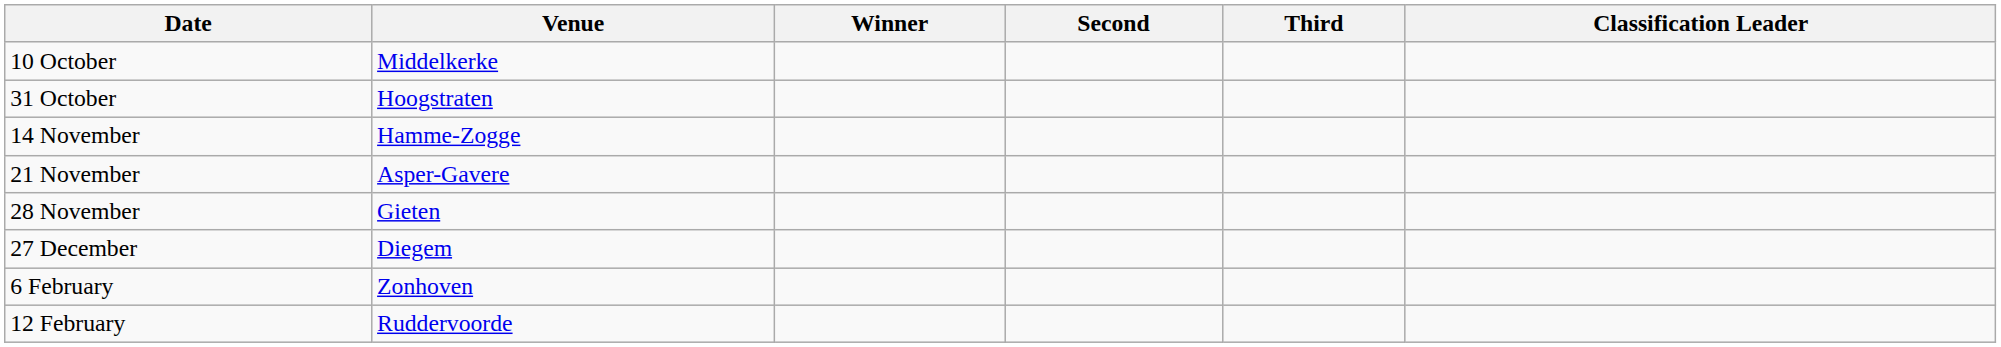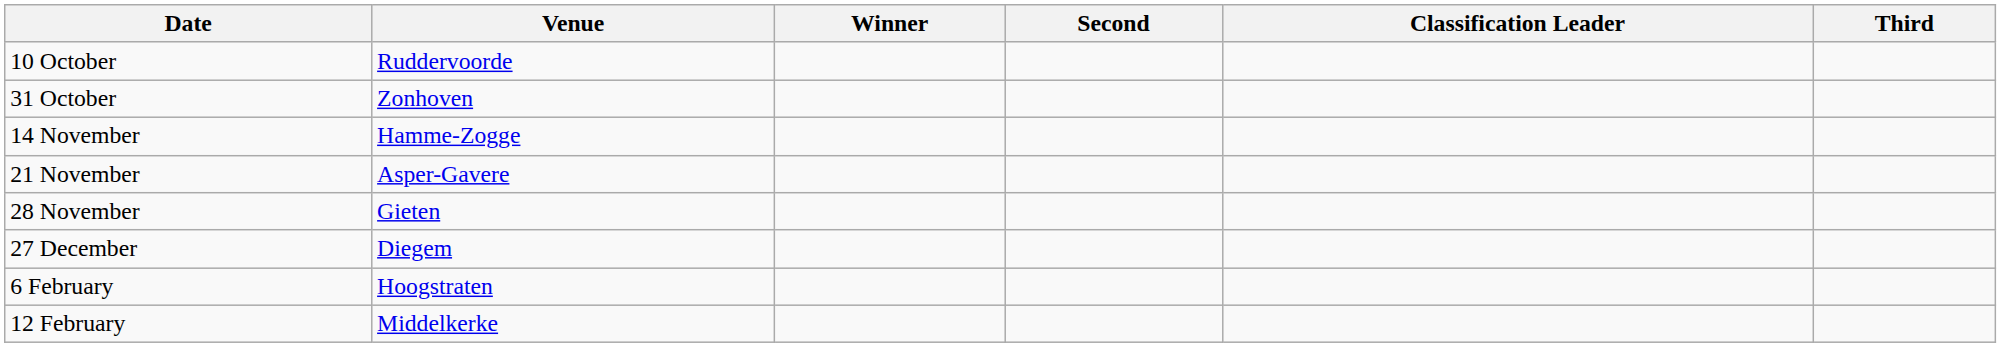columns swapped: (1314, 23) <-> (1701, 23)
(438, 60) Middelkerke -> (445, 60) Ruddervoorde
(435, 98) Hoogstraten -> (425, 98) Zonhoven
(425, 286) Zonhoven -> (435, 286) Hoogstraten
(445, 323) Ruddervoorde -> (438, 323) Middelkerke
